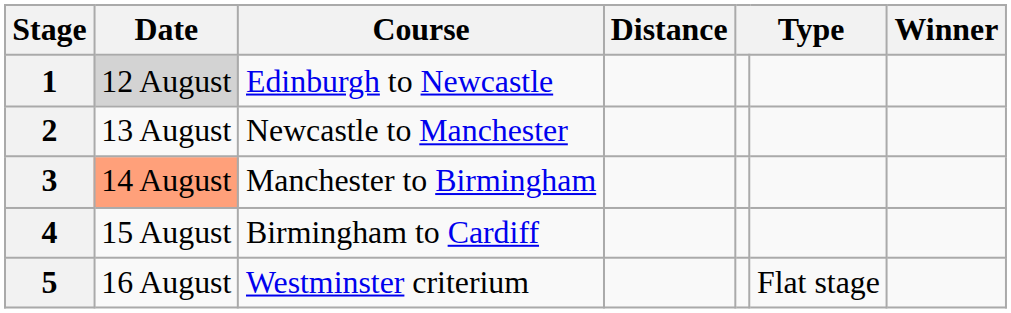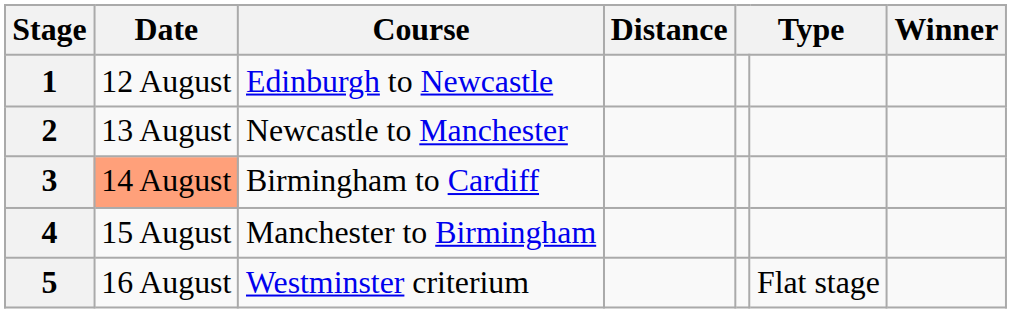(166, 80) lightgrey background -> (166, 80) no background
(421, 181) Manchester to Birmingham -> (393, 181) Birmingham to Cardiff
(393, 231) Birmingham to Cardiff -> (421, 231) Manchester to Birmingham
